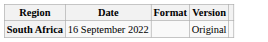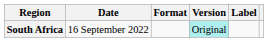+ column: (244, 12)
(209, 29) no background -> (209, 29) paleturquoise background
